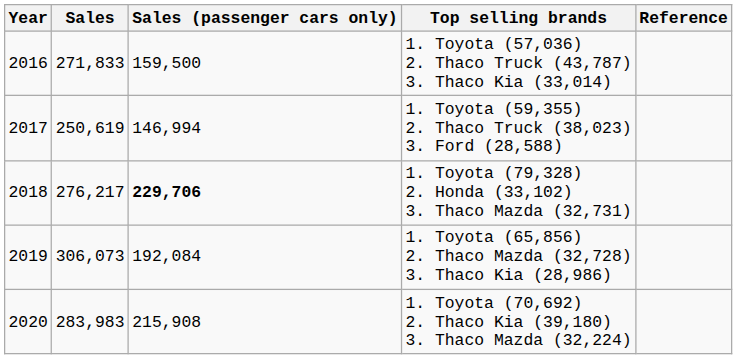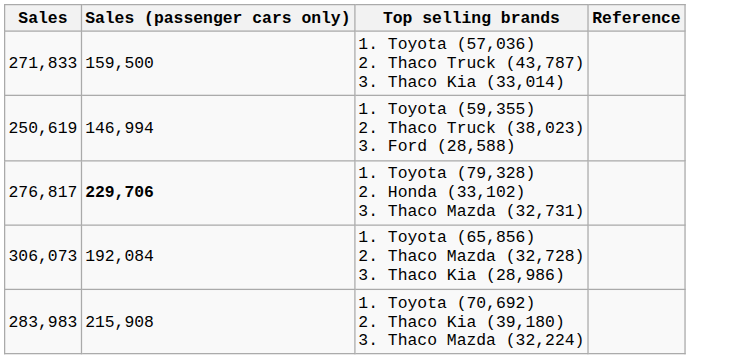- column: (28, 18)
(90, 193) 276,217 -> (43, 193) 276,817
